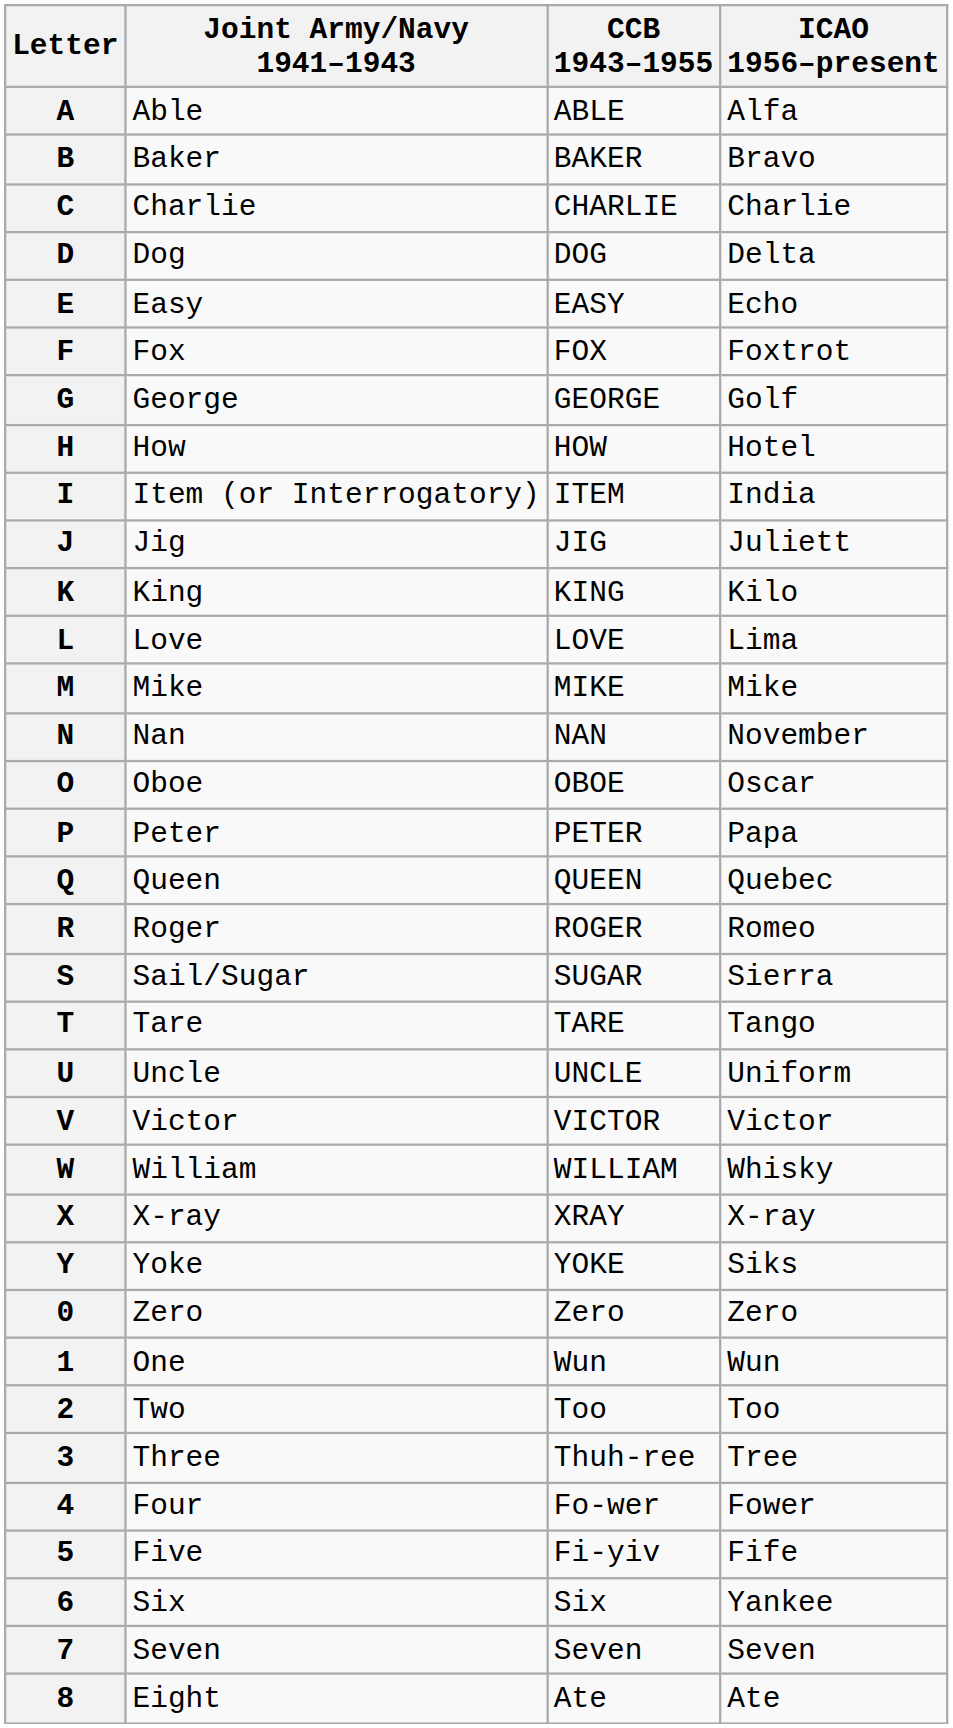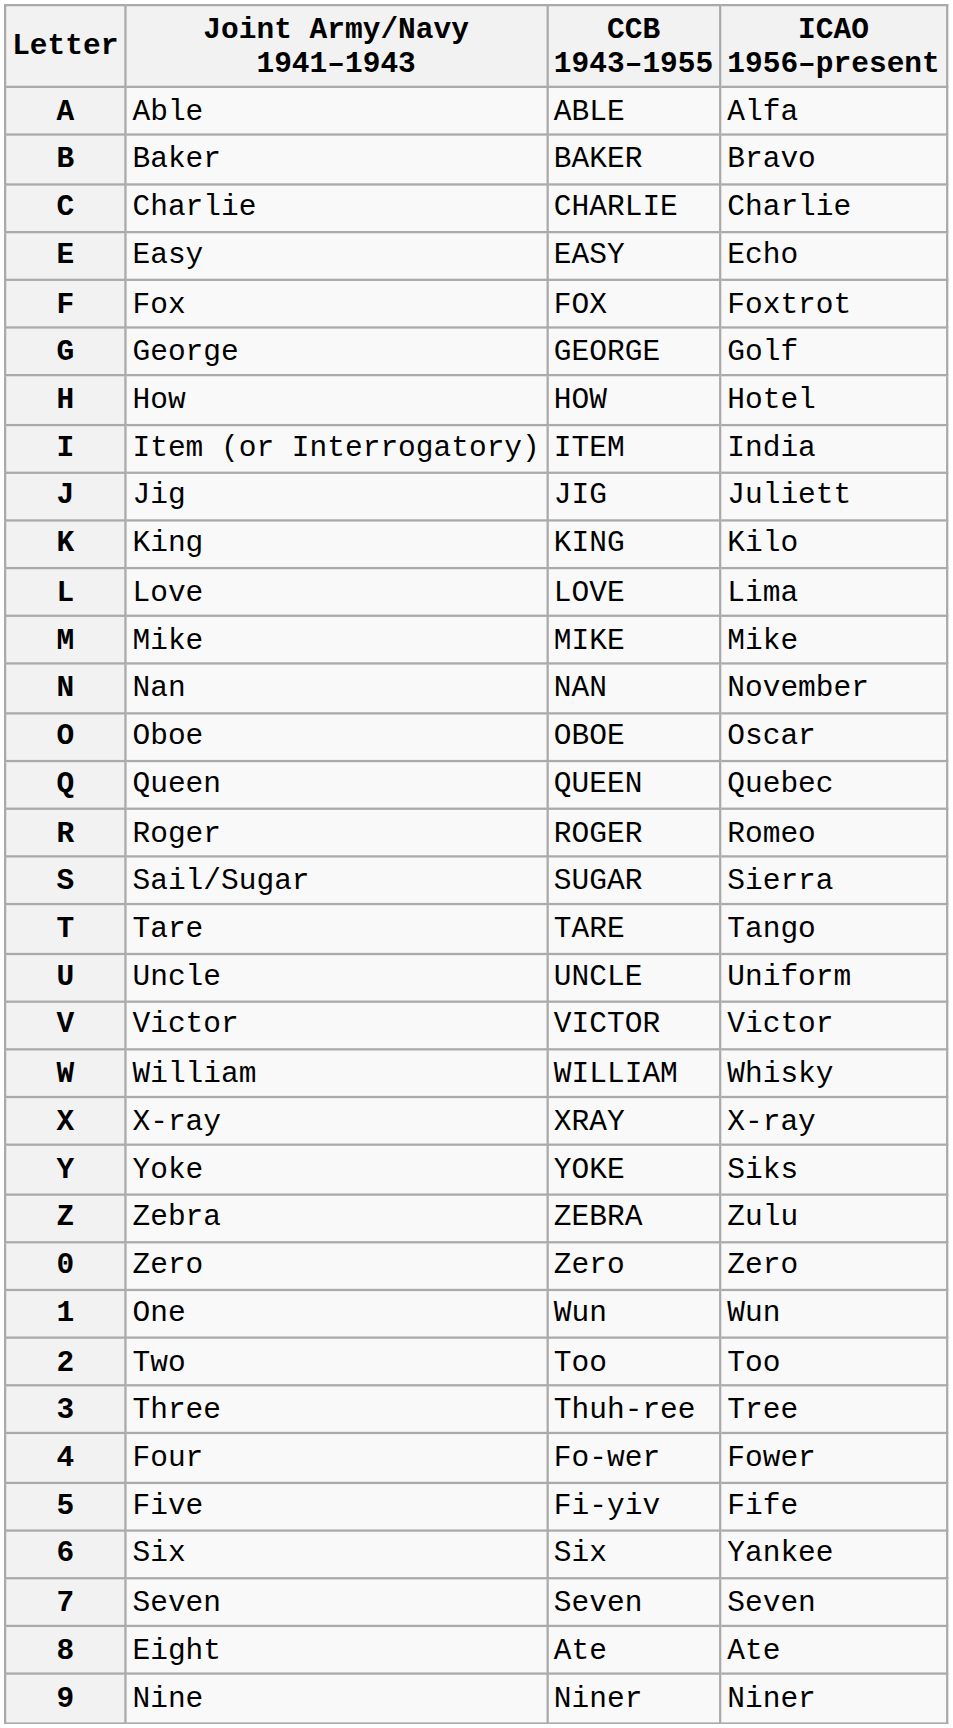- row: (65, 256)
- row: (65, 833)
+ row: (65, 1218)
+ row: (65, 1698)
